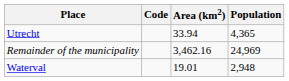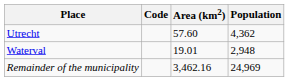(185, 33) 33.94 -> (185, 33) 57.60
(243, 33) 4,365 -> (243, 33) 4,362
rows swapped: (26, 67) <-> (73, 50)
